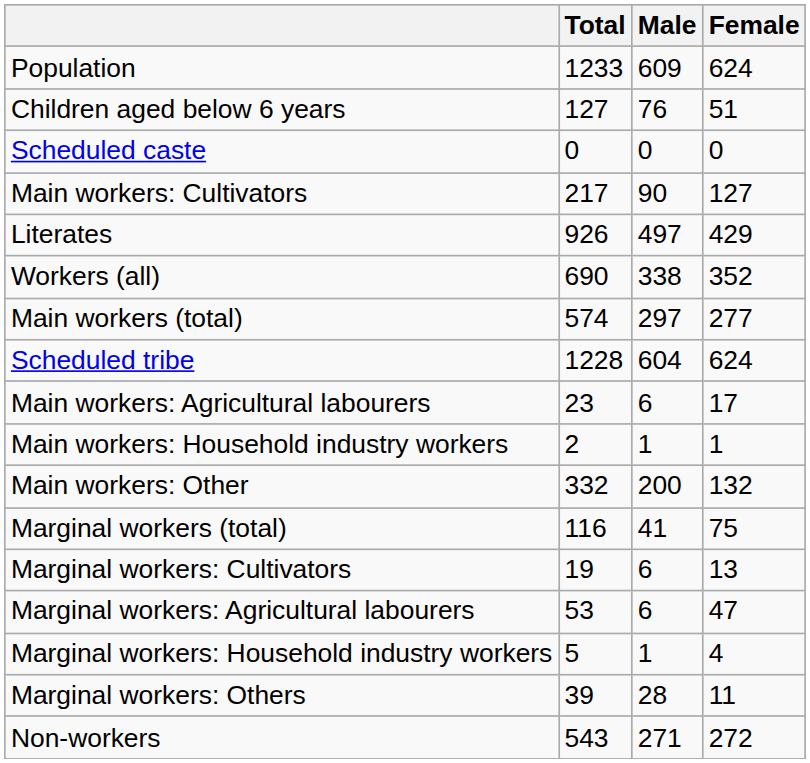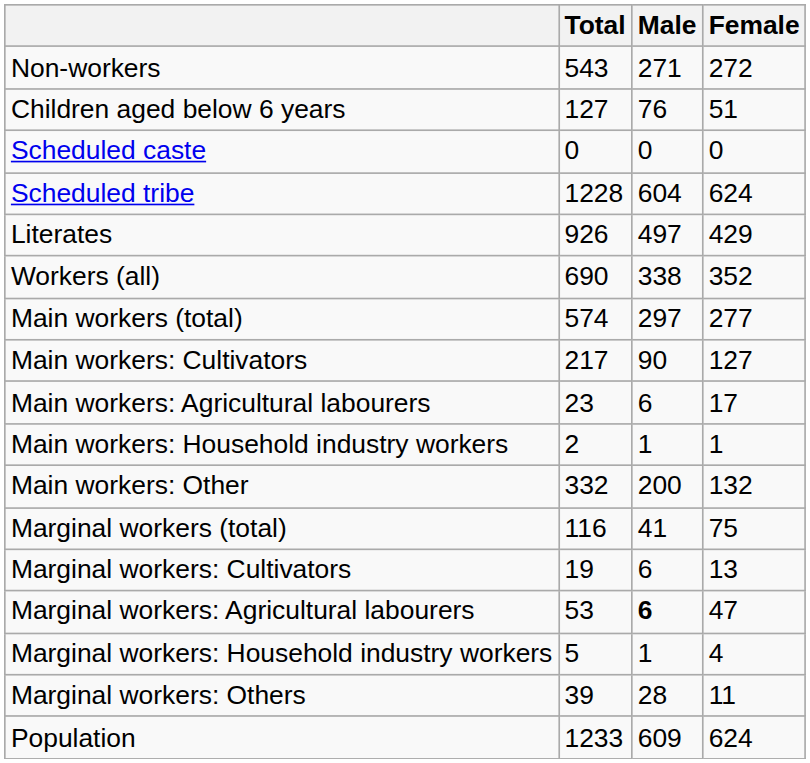rows swapped: (73, 67) <-> (86, 737)
rows swapped: (103, 360) <-> (159, 192)
(645, 611) normal -> (645, 611) bold
